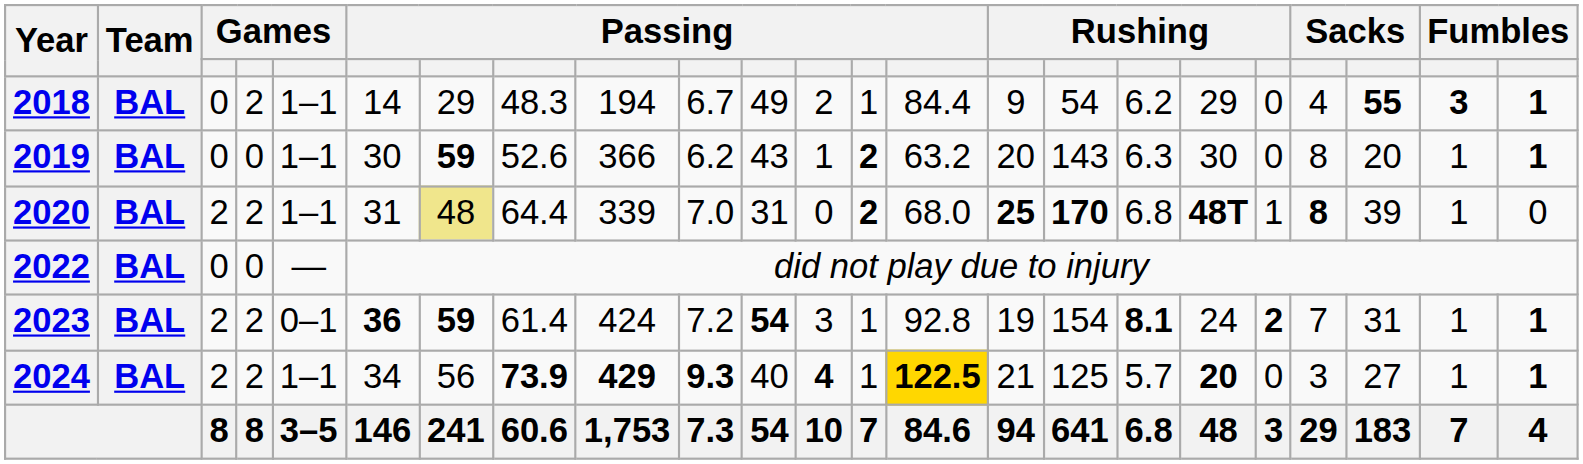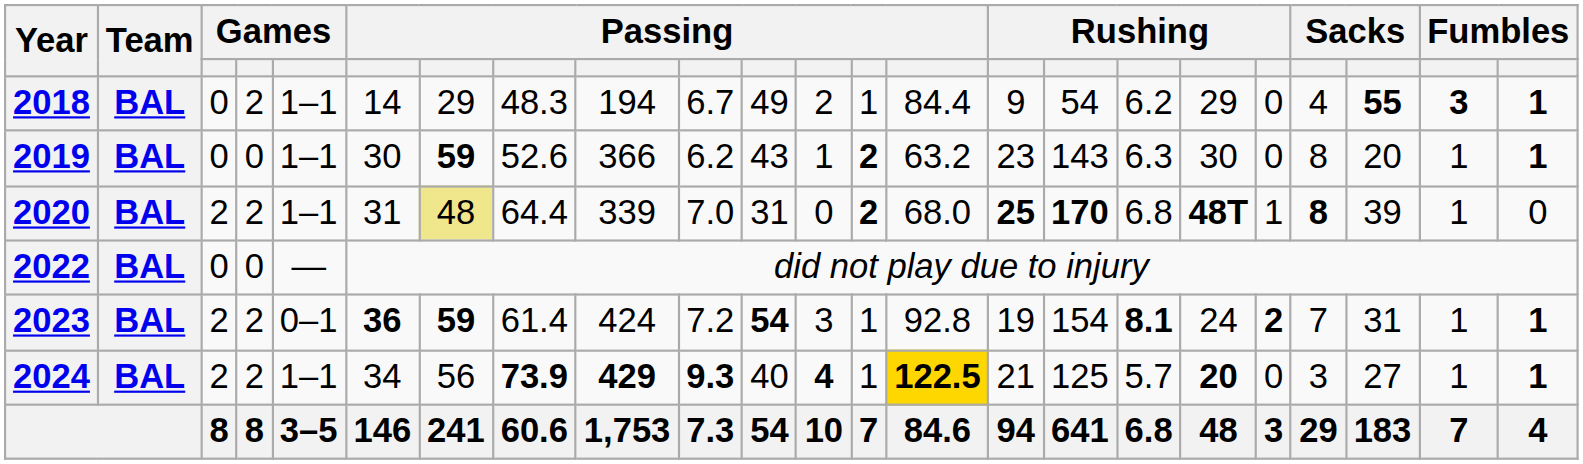(1016, 157) 20 -> (1016, 157) 23
